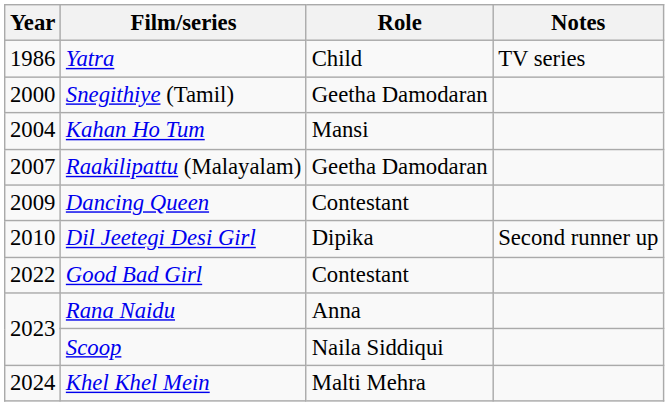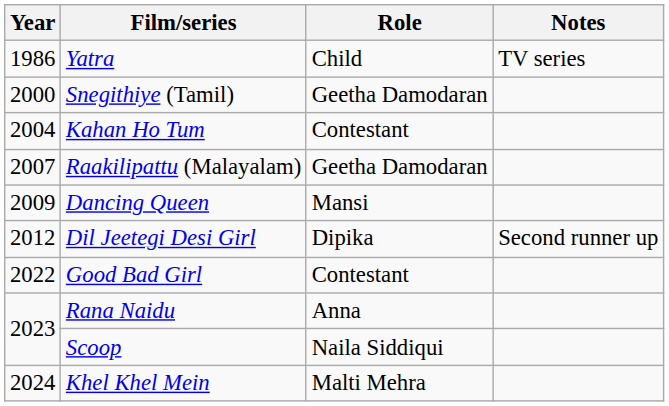(340, 130) Mansi -> (360, 130) Contestant
(360, 202) Contestant -> (340, 202) Mansi
(33, 238) 2010 -> (33, 238) 2012
